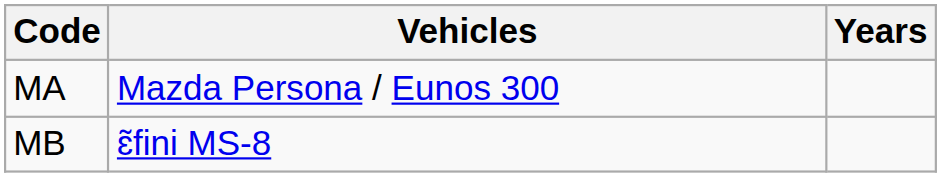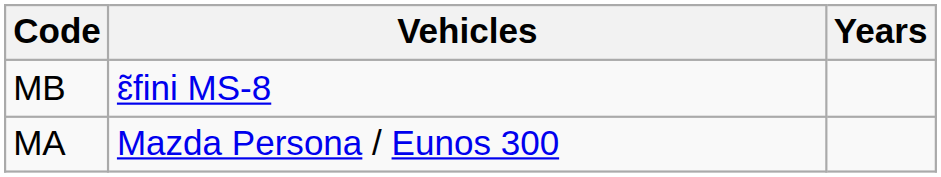rows swapped: (39, 87) <-> (39, 143)
